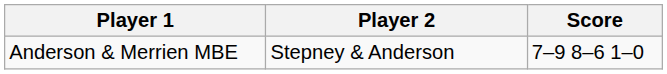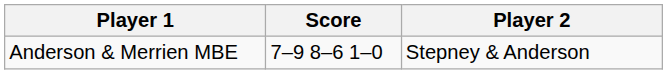columns swapped: (397, 20) <-> (595, 20)
